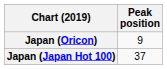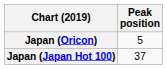(140, 40) 9 -> (140, 40) 5
